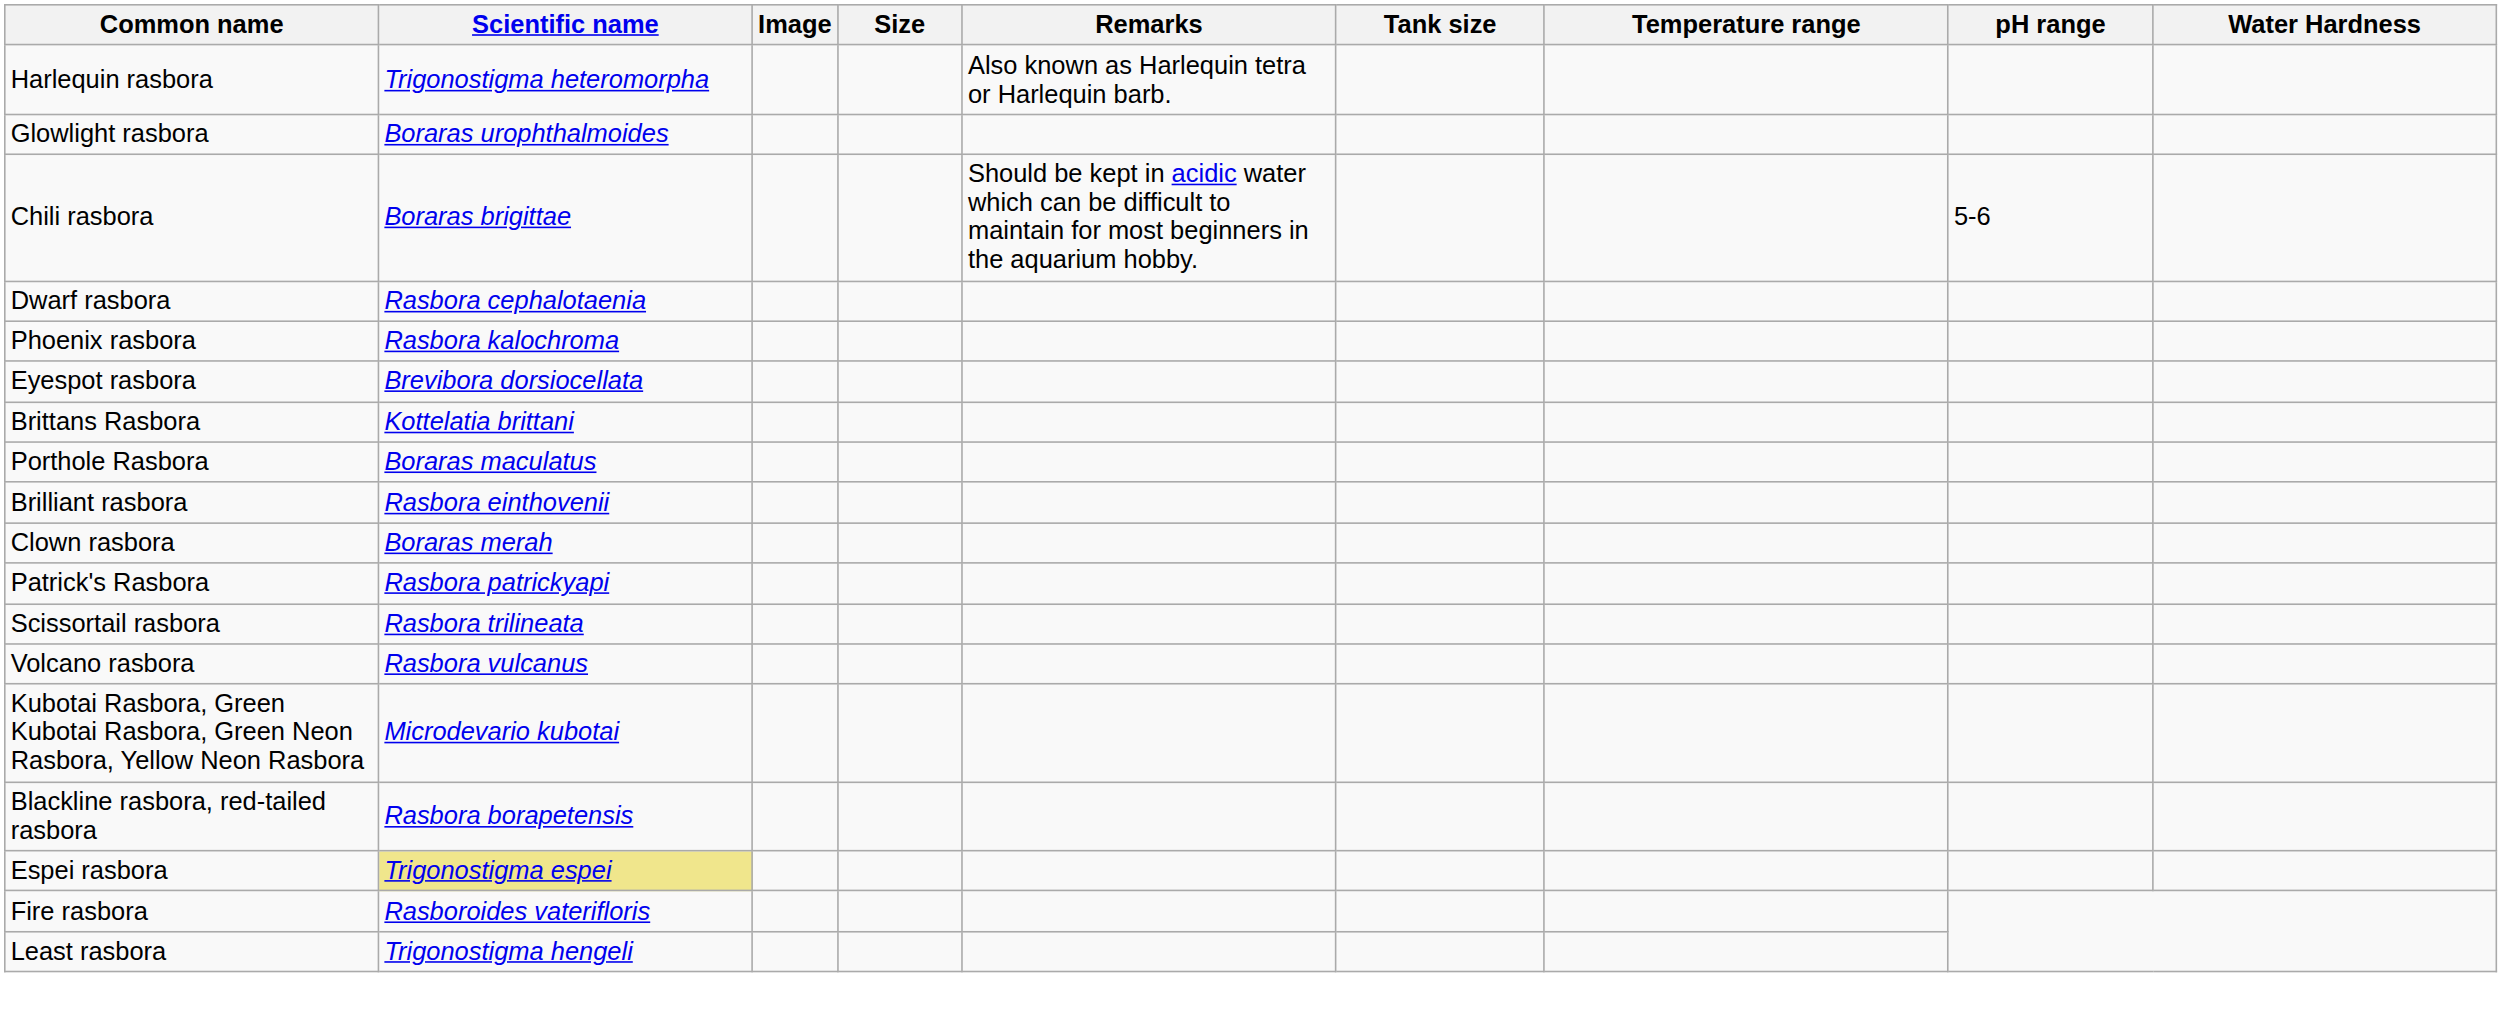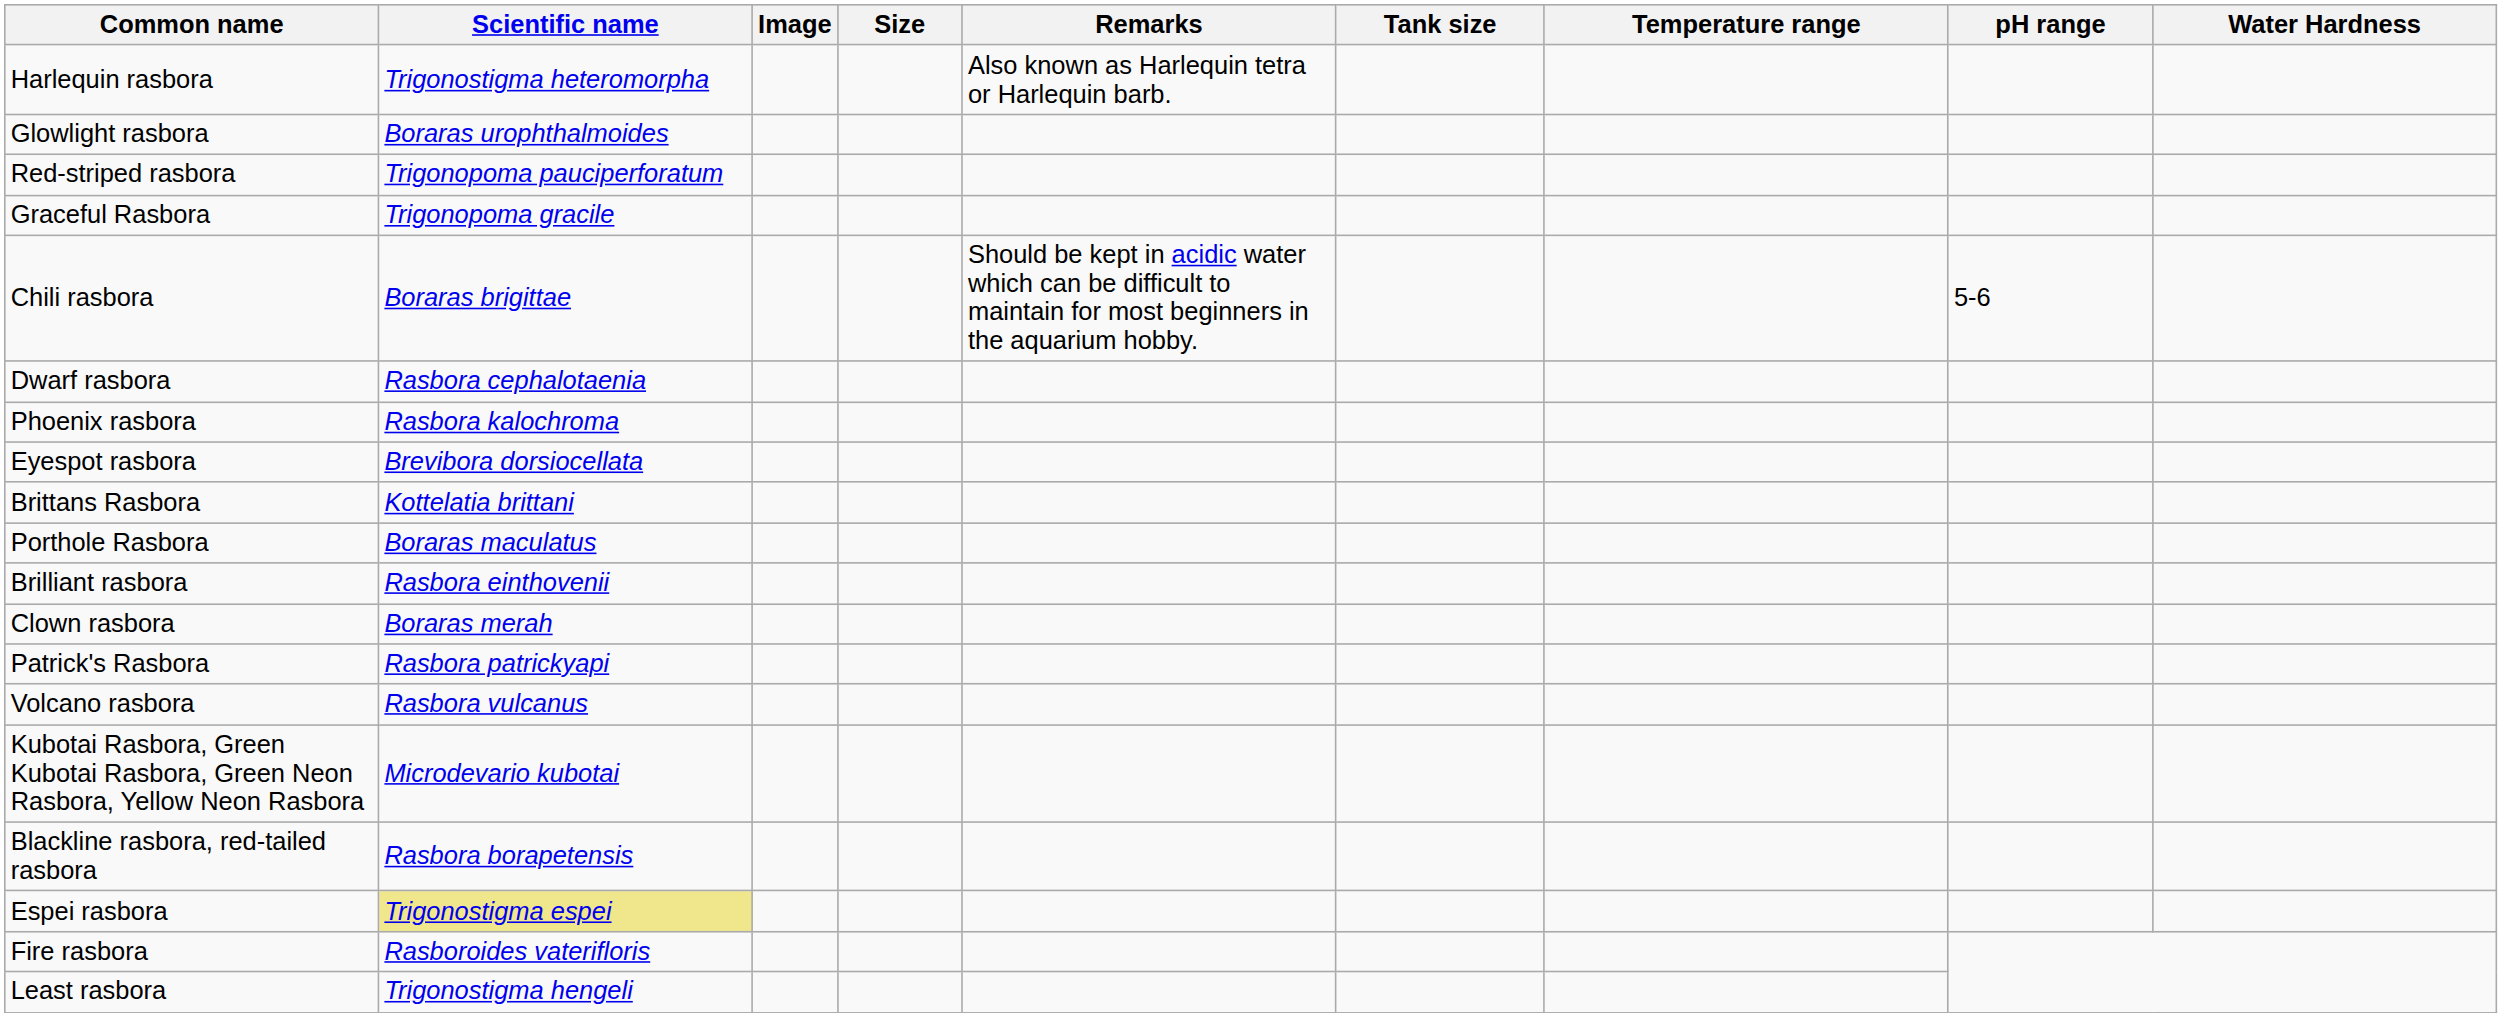+ row: (123, 174)
+ row: (110, 214)
- row: (115, 623)
